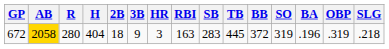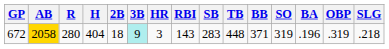(137, 33) no background -> (137, 33) paleturquoise background
(185, 33) 163 -> (185, 33) 143
(235, 33) 445 -> (235, 33) 448
(259, 33) 372 -> (259, 33) 371
